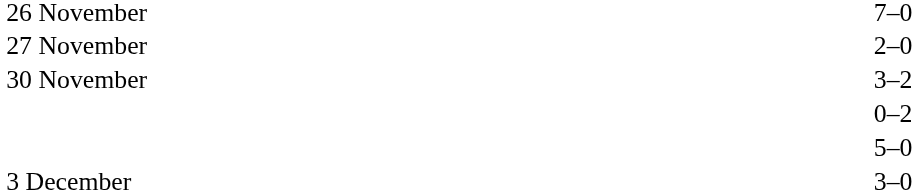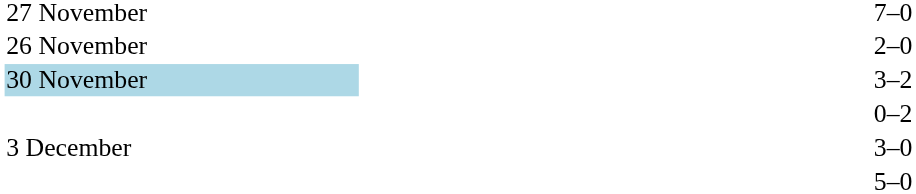(77, 12) 26 November -> (77, 12) 27 November
(77, 46) 27 November -> (77, 46) 26 November
(77, 79) no background -> (77, 79) lightblue background
rows swapped: (893, 181) <-> (893, 147)
